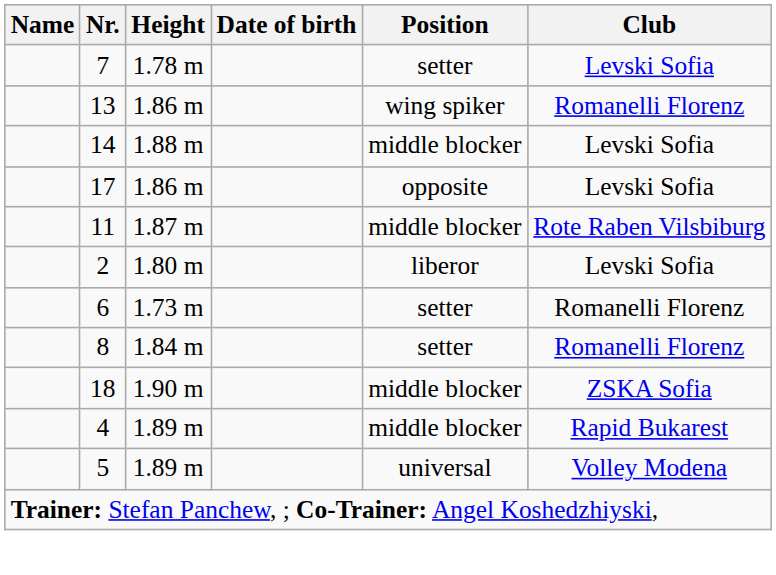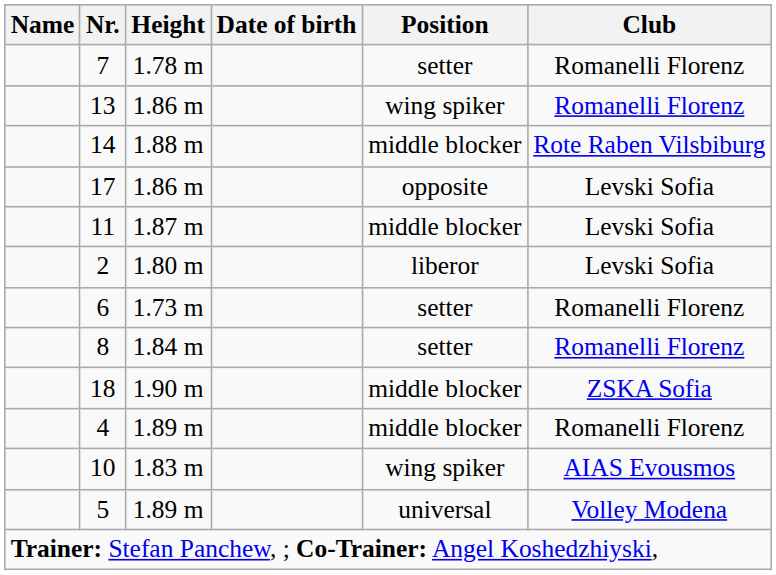(649, 65) Levski Sofia -> (649, 65) Romanelli Florenz
(649, 145) Levski Sofia -> (649, 145) Rote Raben Vilsbiburg
(649, 226) Rote Raben Vilsbiburg -> (649, 226) Levski Sofia
(649, 428) Rapid Bukarest -> (649, 428) Romanelli Florenz
+ row: (103, 468)
